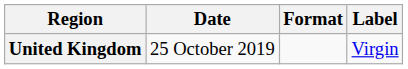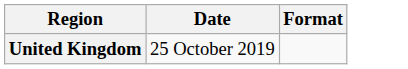- column: (375, 19)
